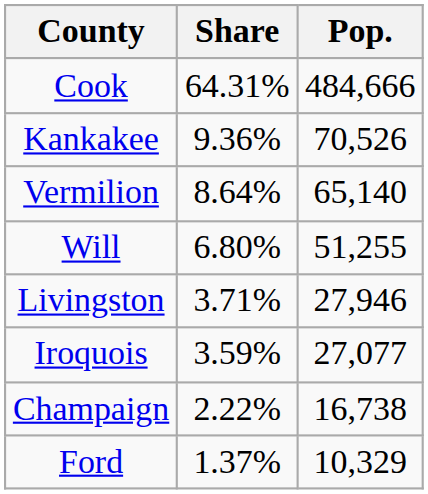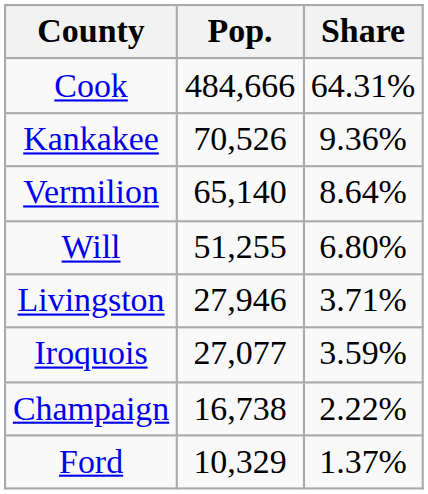columns swapped: (360, 31) <-> (237, 31)
